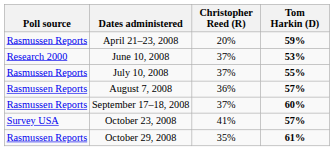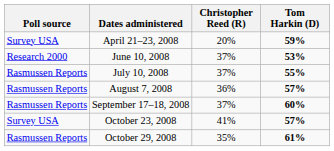(47, 40) Rasmussen Reports -> (33, 40) Survey USA
